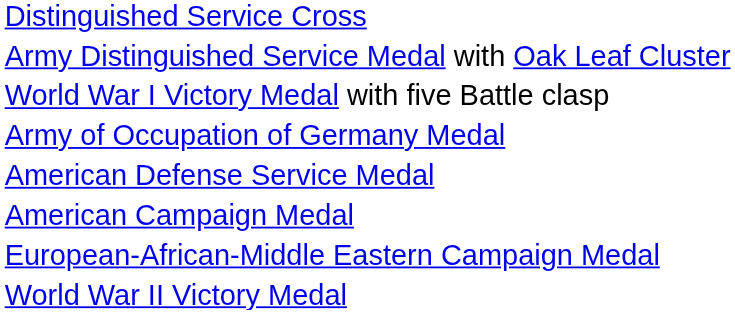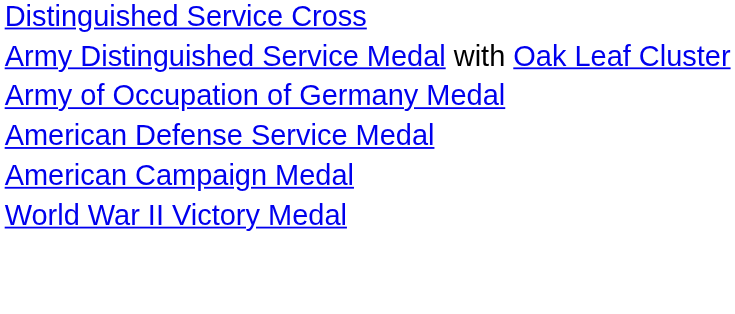- row: (307, 95)
- row: (332, 255)
